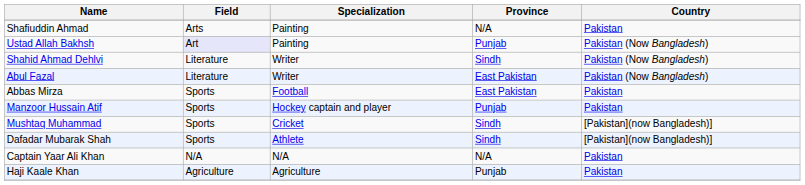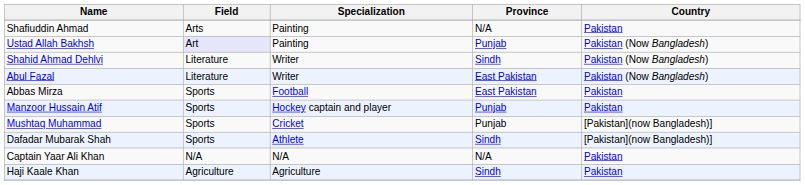(488, 124) Sindh -> (491, 124) Punjab
(491, 172) Punjab -> (488, 172) Sindh
